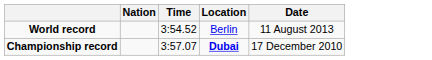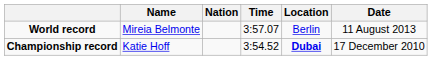+ column: (161, 13)
(179, 30) 3:54.52 -> (261, 30) 3:57.07
(179, 47) 3:57.07 -> (261, 47) 3:54.52
